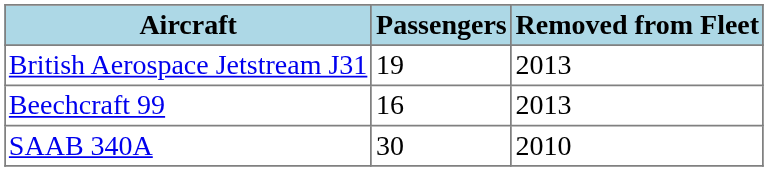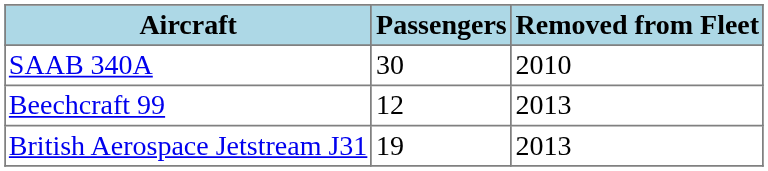rows swapped: (81, 145) <-> (188, 64)
(390, 105) 16 -> (390, 105) 12
